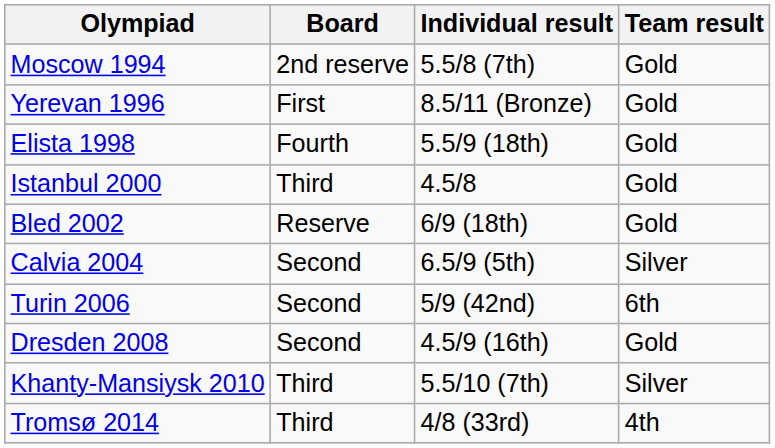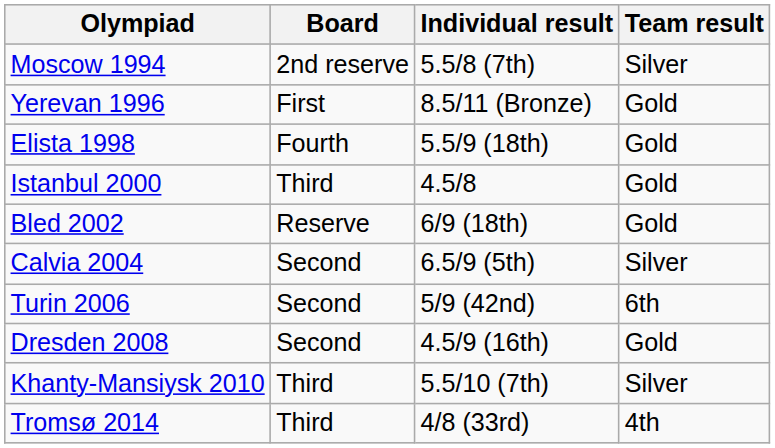(651, 64) Gold -> (656, 64) Silver
